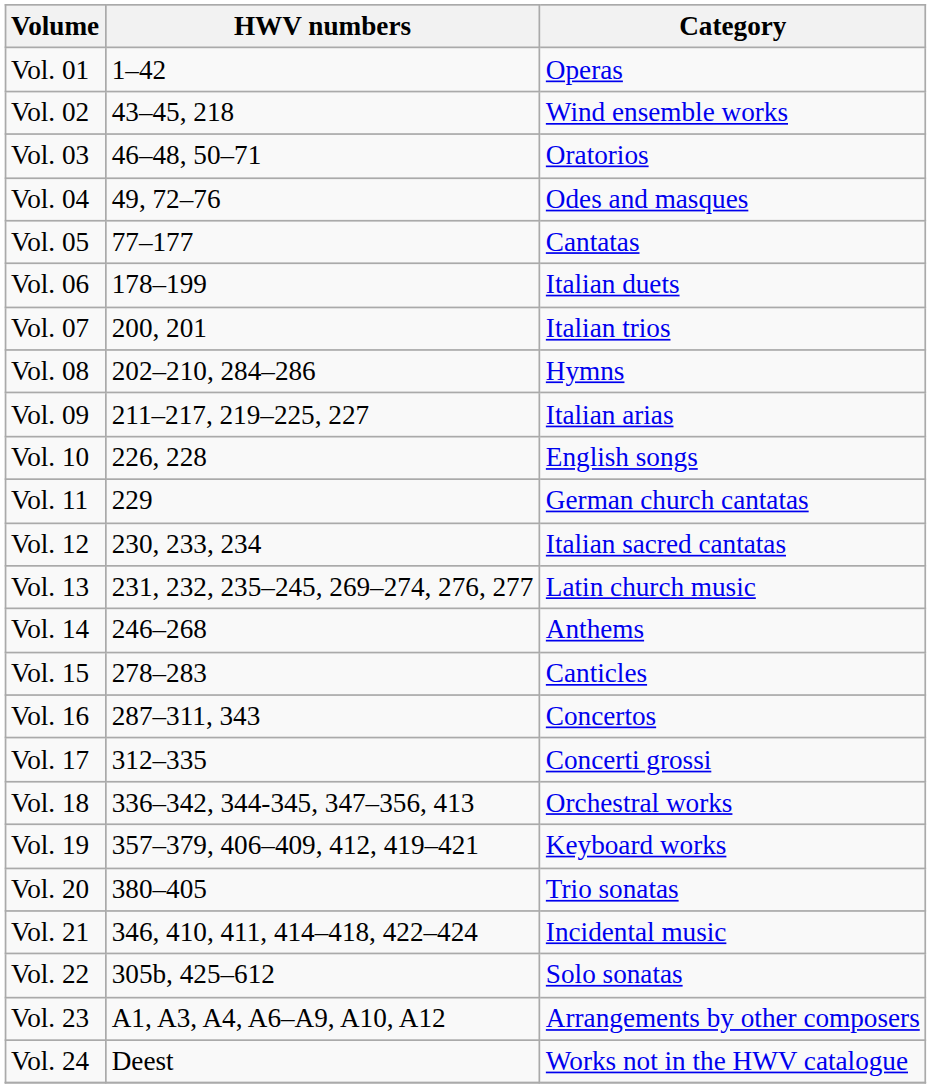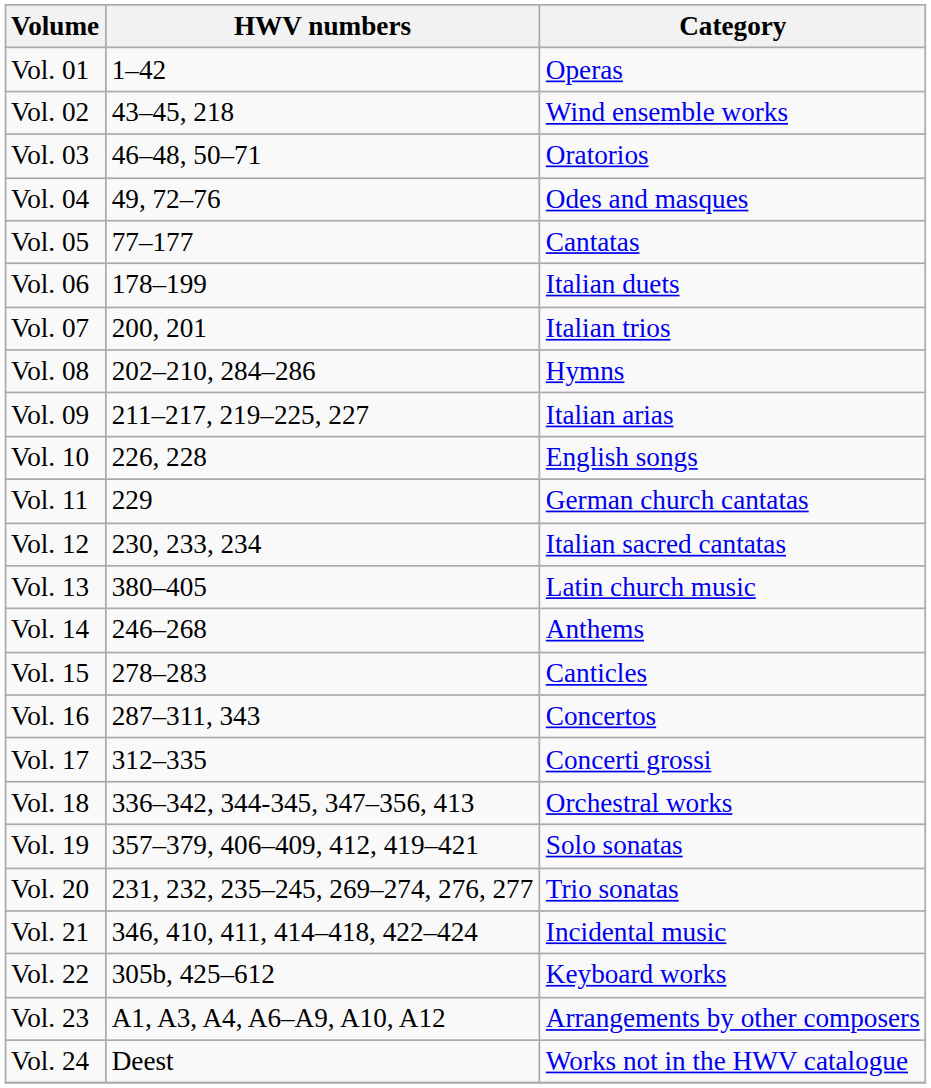(323, 586) 231, 232, 235–245, 269–274, 276, 277 -> (159, 586) 380–405
(636, 845) Keyboard works -> (614, 845) Solo sonatas
(159, 888) 380–405 -> (323, 888) 231, 232, 235–245, 269–274, 276, 277
(614, 975) Solo sonatas -> (636, 975) Keyboard works
